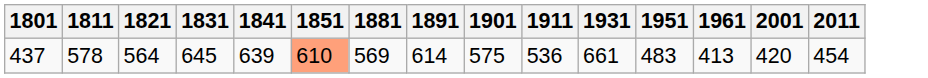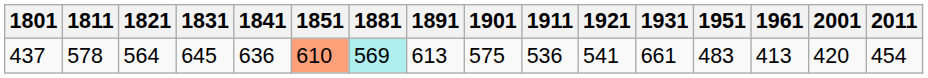+ column: (607, 21)
(257, 55) 639 -> (257, 55) 636
(372, 55) no background -> (372, 55) paleturquoise background
(429, 55) 614 -> (429, 55) 613
